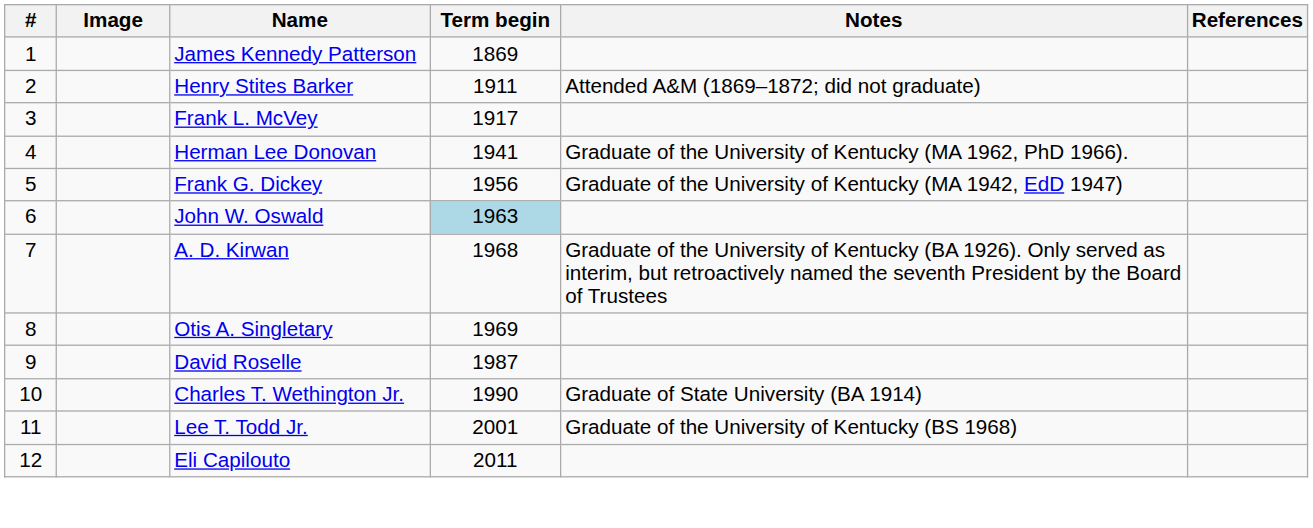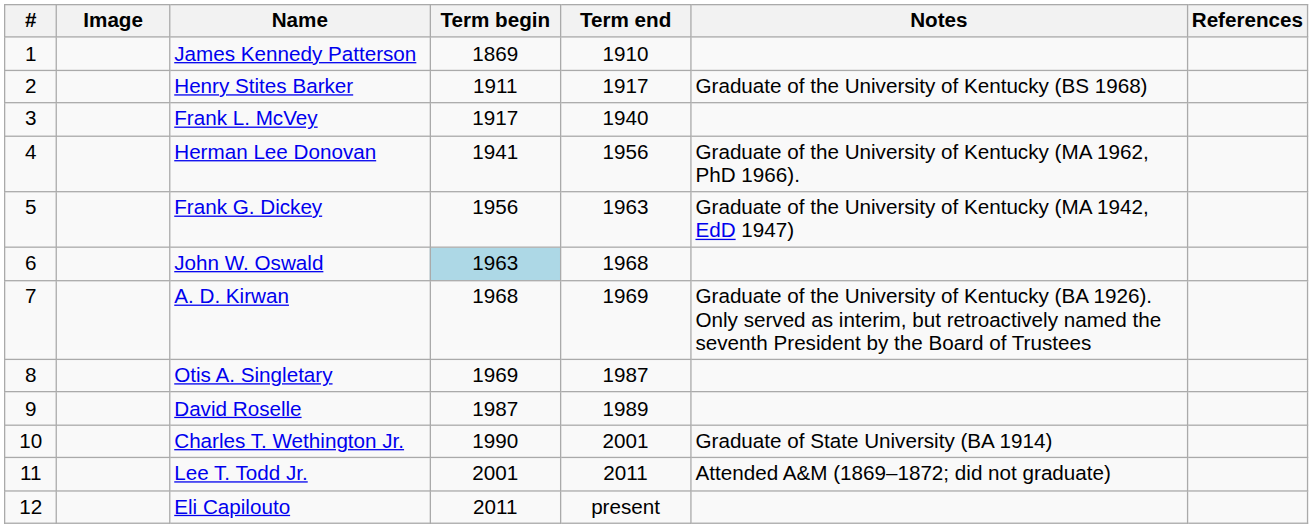+ column: (626, 20)
(773, 86) Attended A&M (1869–1872; did not graduate) -> (921, 86) Graduate of the University of Kentucky (BS 1968)
(791, 427) Graduate of the University of Kentucky (BS 1968) -> (903, 473) Attended A&M (1869–1872; did not graduate)
